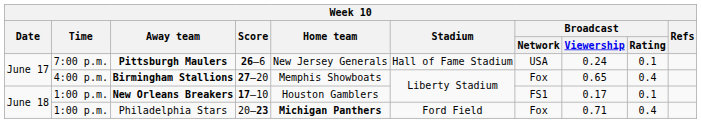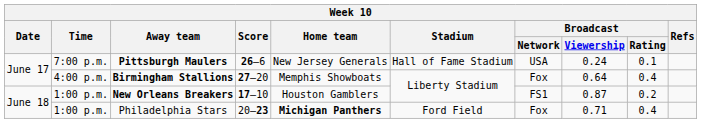(595, 78) 0.65 -> (595, 78) 0.64
(595, 94) 0.17 -> (595, 94) 0.87
(648, 94) 0.1 -> (648, 94) 0.2
